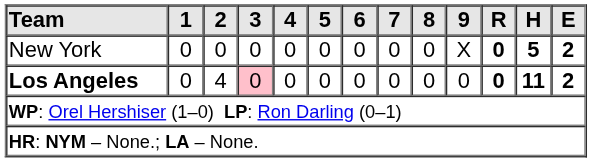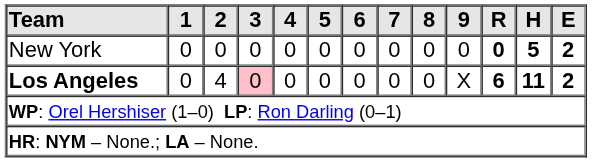(464, 50) X -> (464, 50) 0
(464, 80) 0 -> (464, 80) X
(499, 80) 0 -> (499, 80) 6
